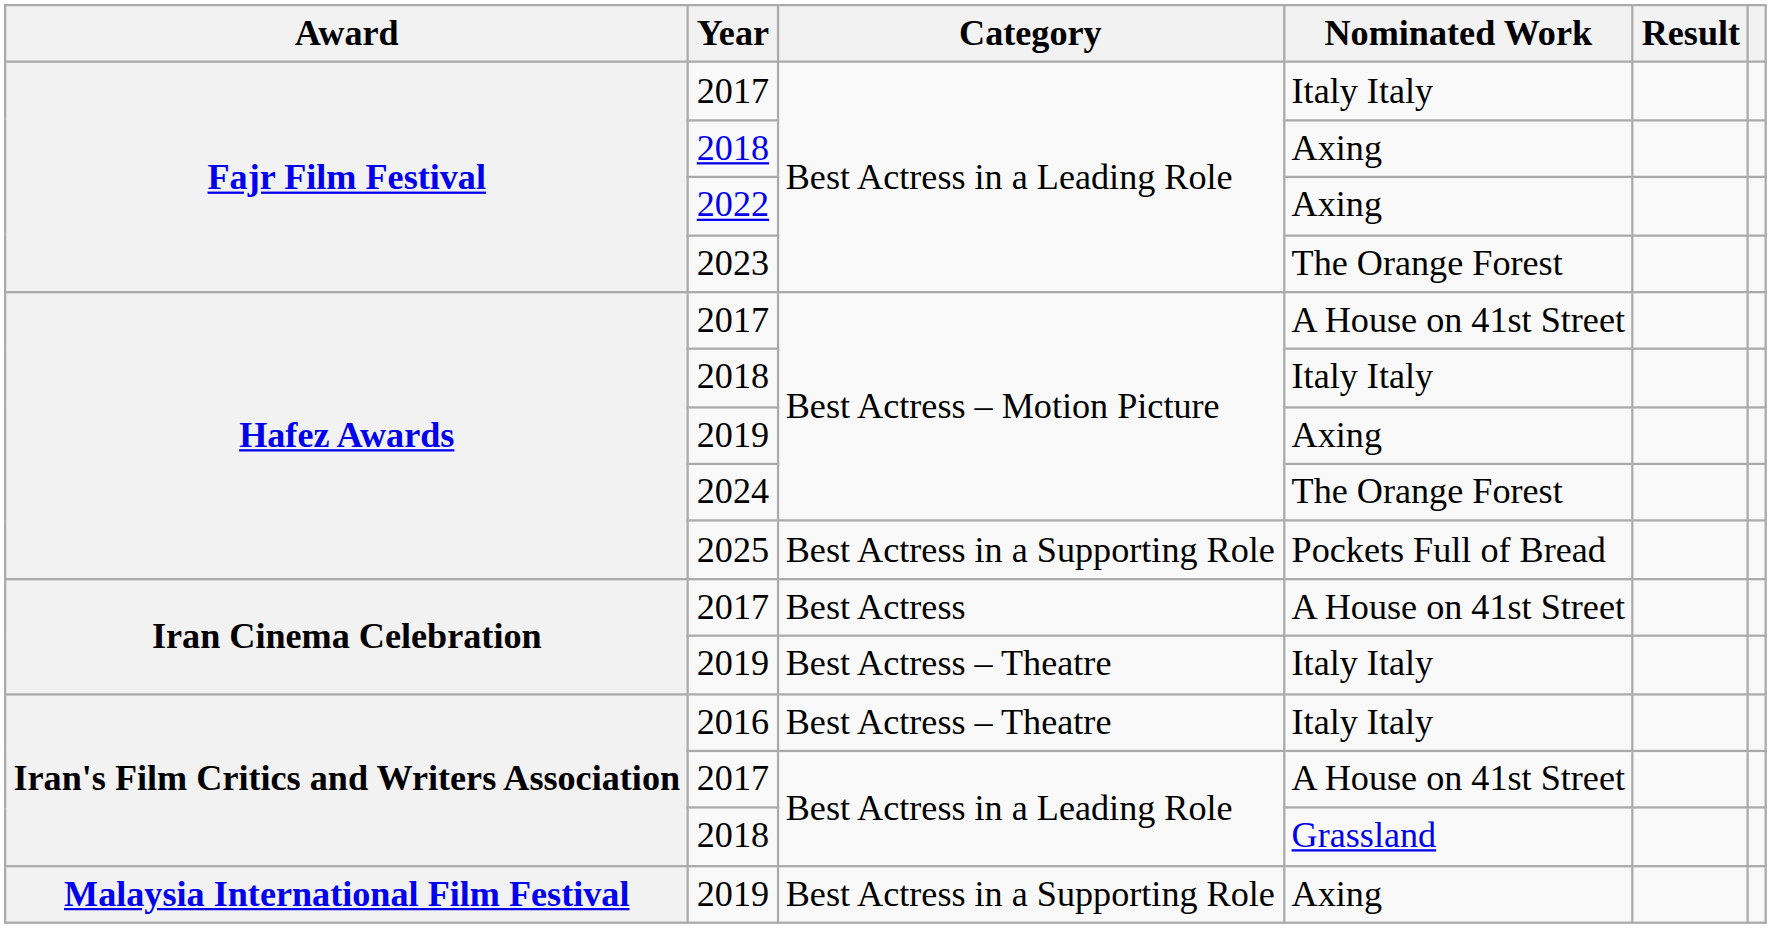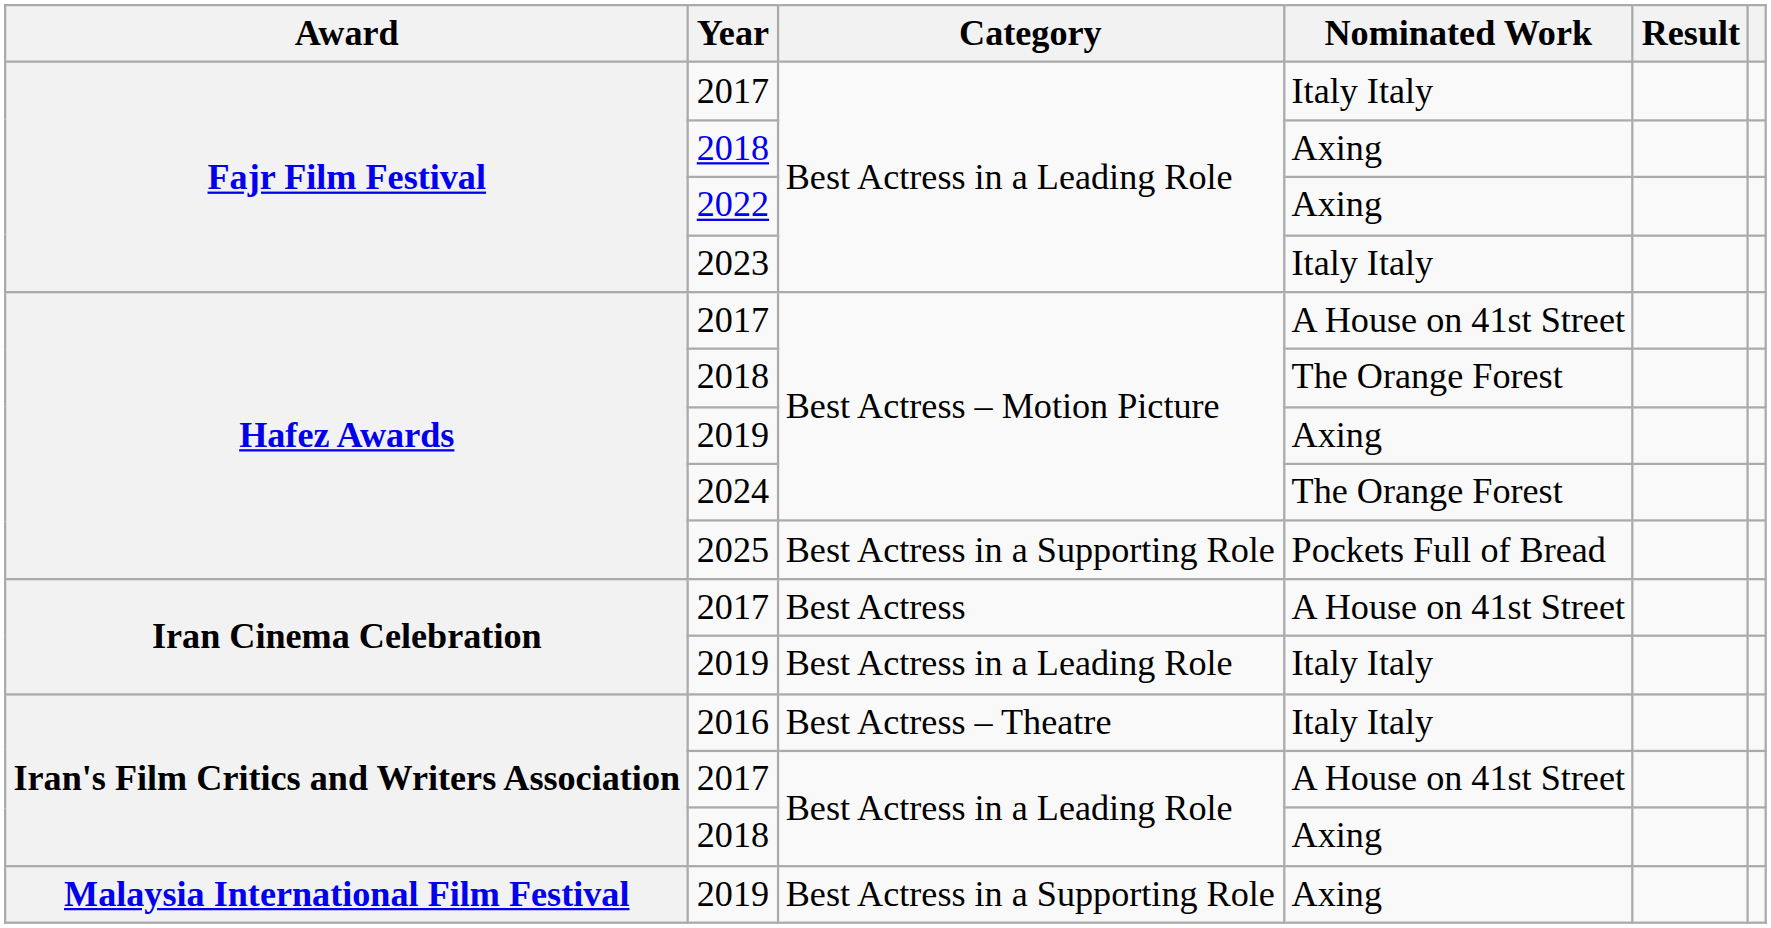(1427, 262) The Orange Forest -> (1362, 262) Italy Italy
(1362, 377) Italy Italy -> (1427, 377) The Orange Forest
(949, 663) Best Actress – Theatre -> (1009, 663) Best Actress in a Leading Role
(1364, 836) Grassland -> (1337, 836) Axing
